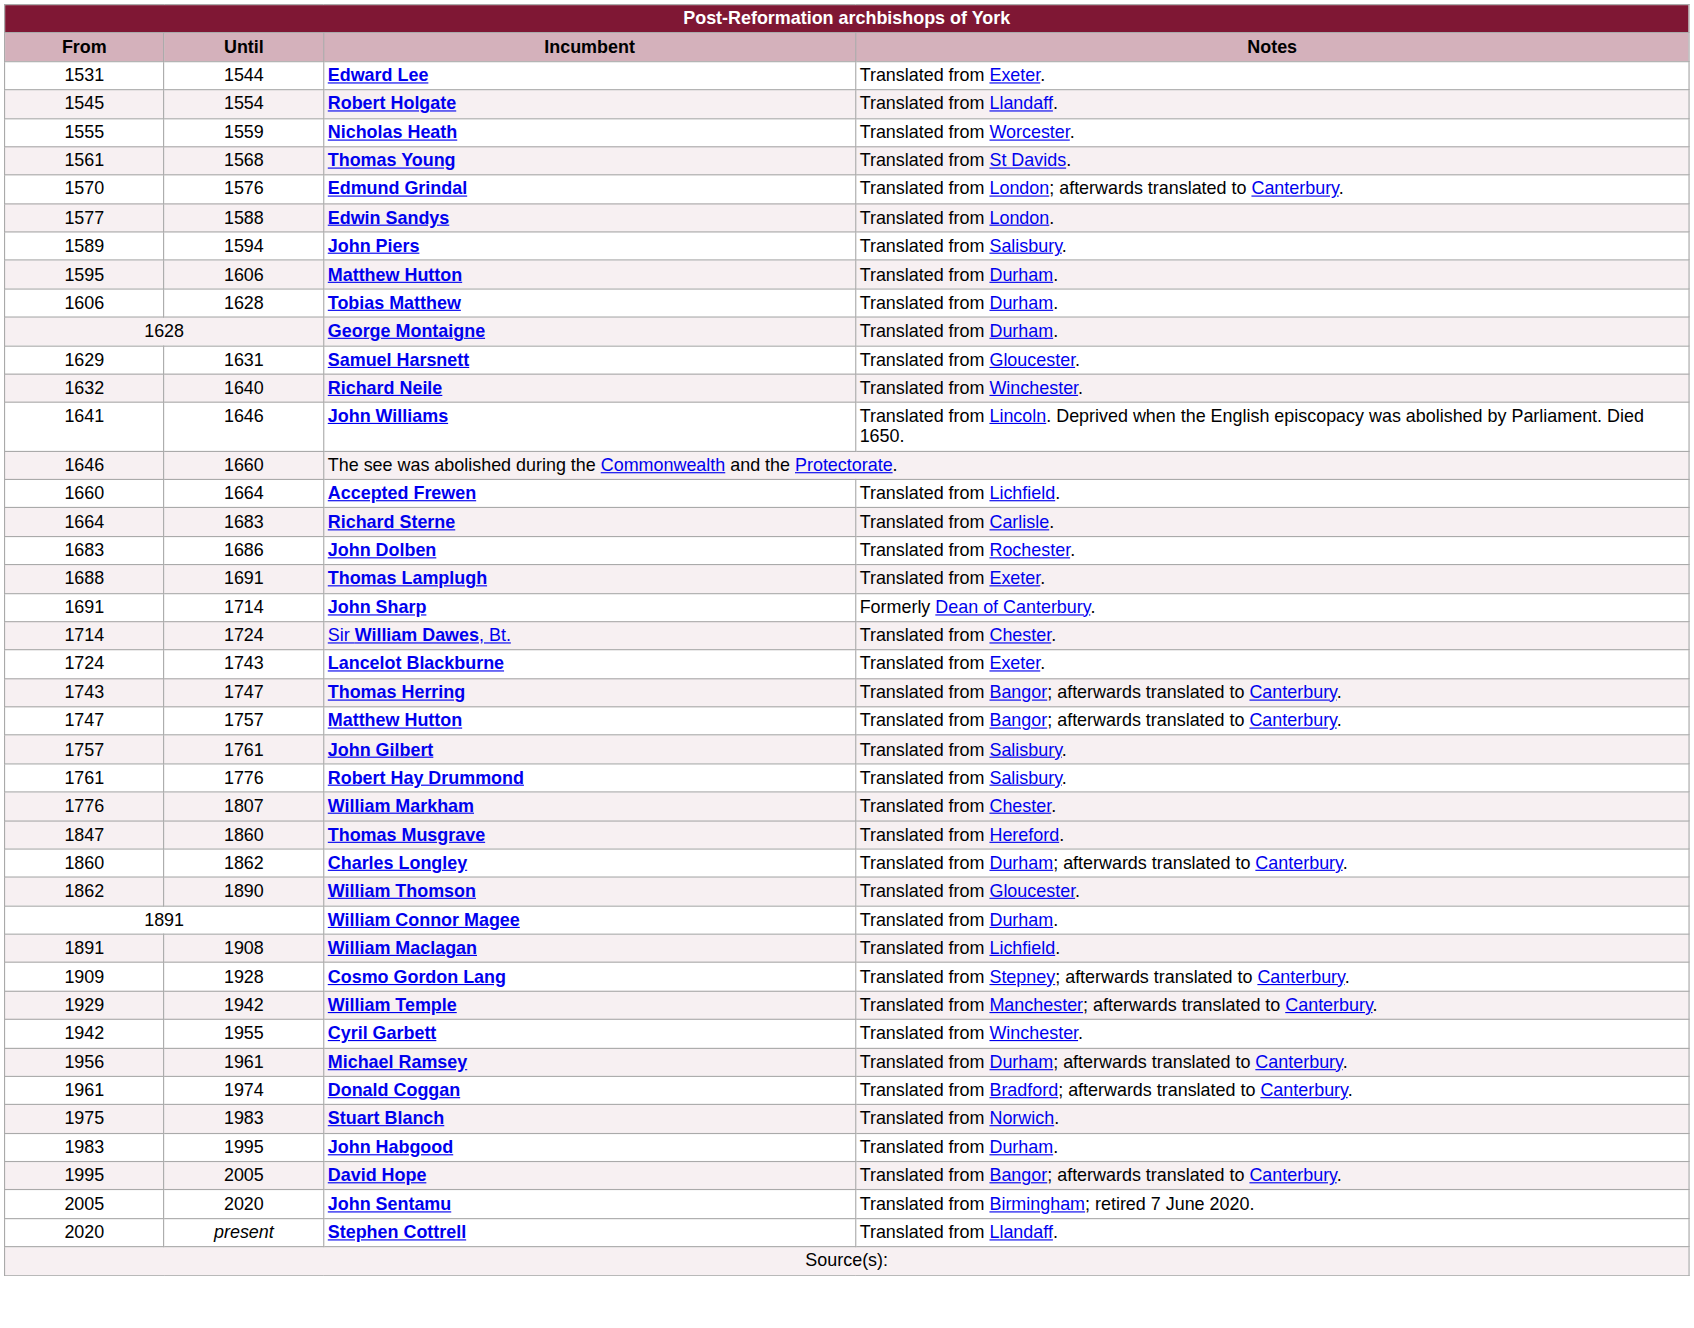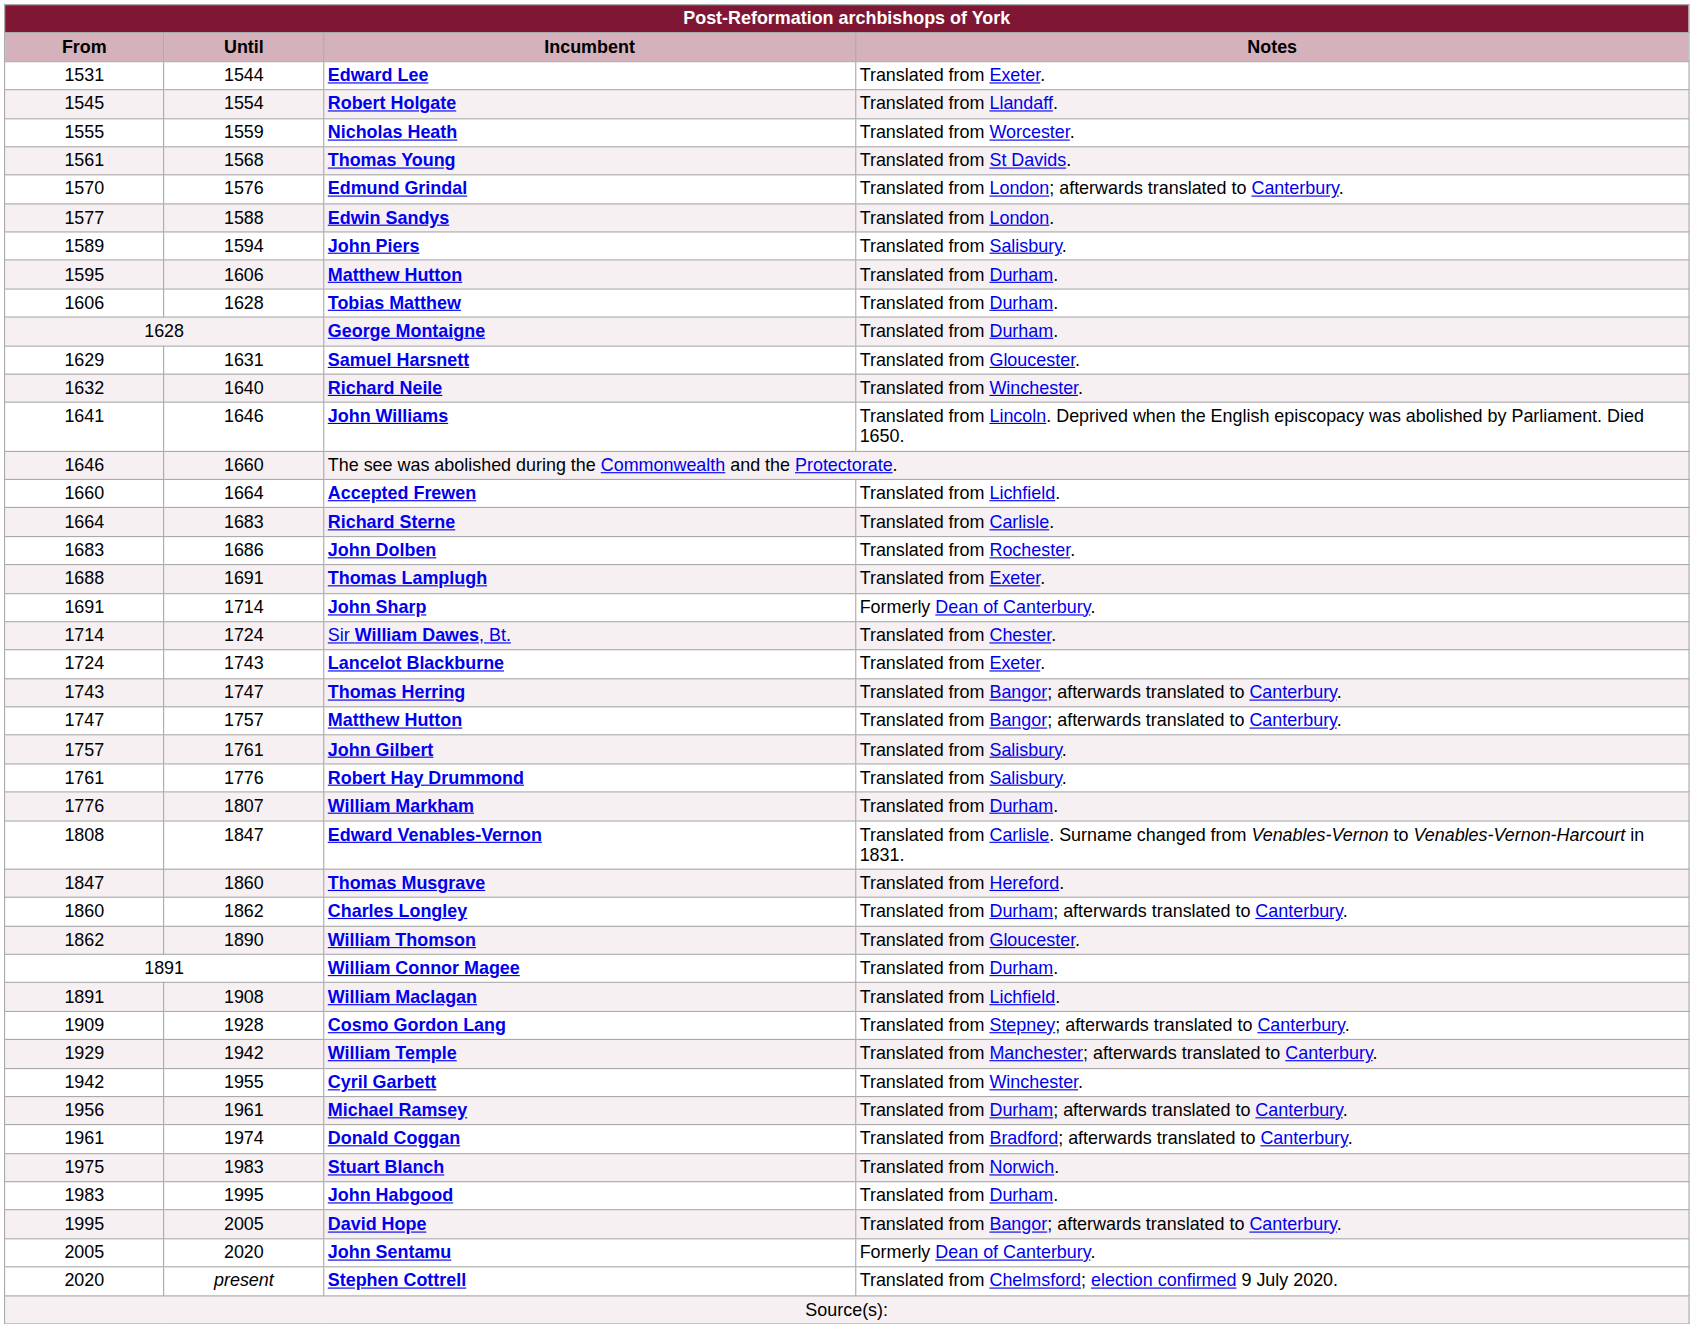(958, 806) Translated from Chester. -> (959, 806) Translated from Durham.
+ row: (84, 834)
(1057, 1204) Translated from Birmingham; retired 7 June 2020. -> (978, 1252) Formerly Dean of Canterbury.
(959, 1232) Translated from Llandaff. -> (1099, 1281) Translated from Chelmsford; election confirmed 9 July 2020.
